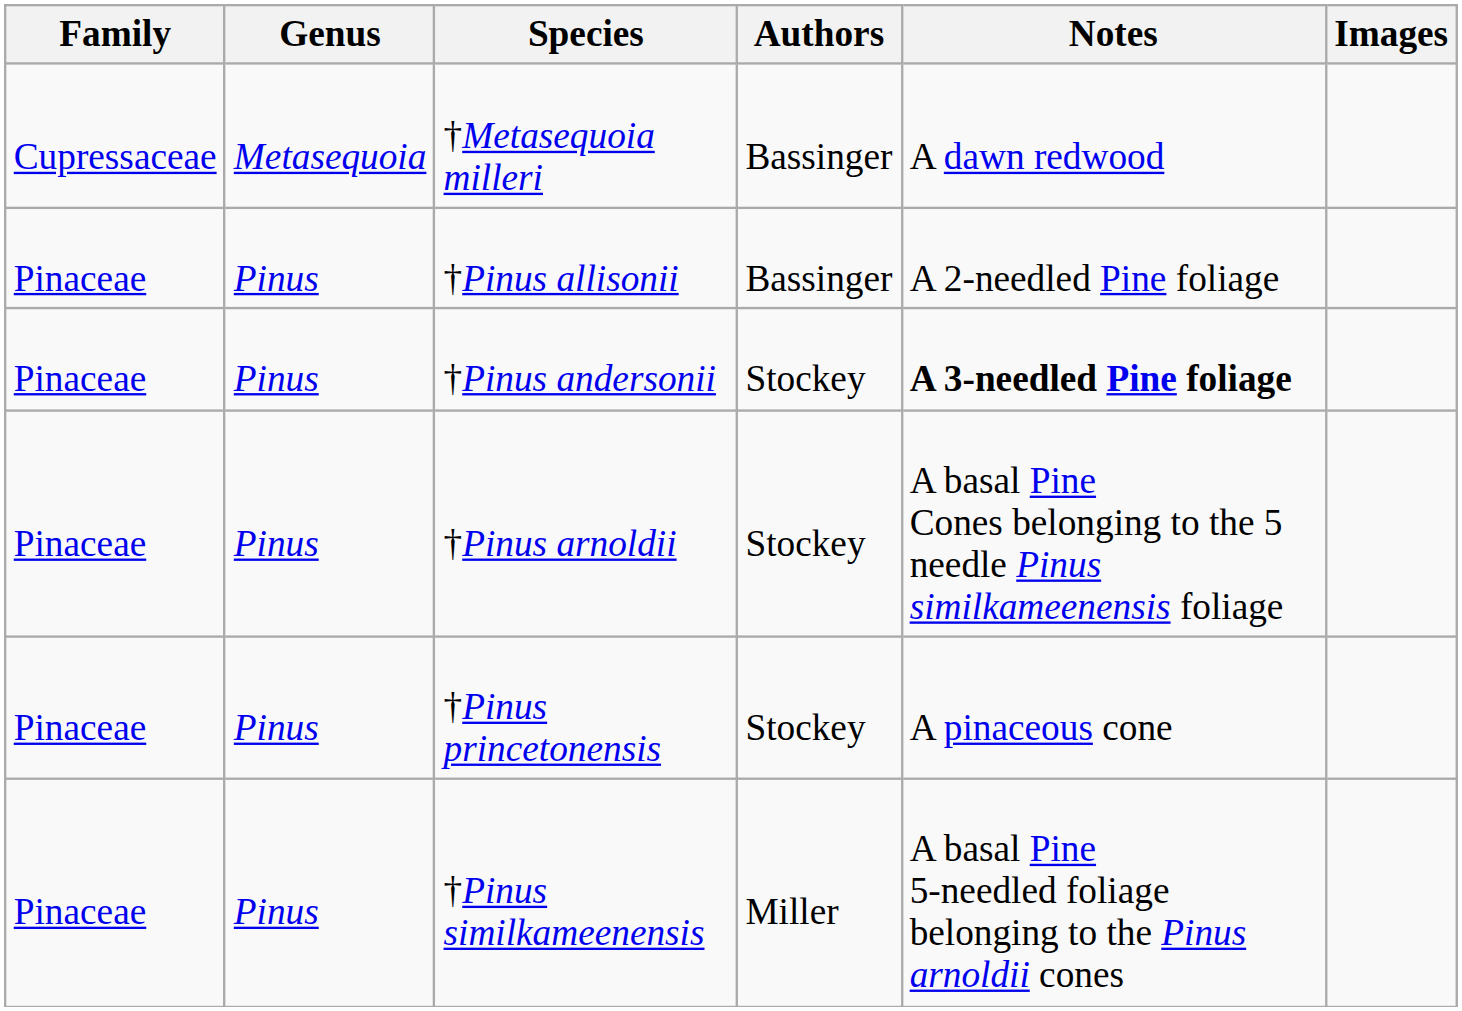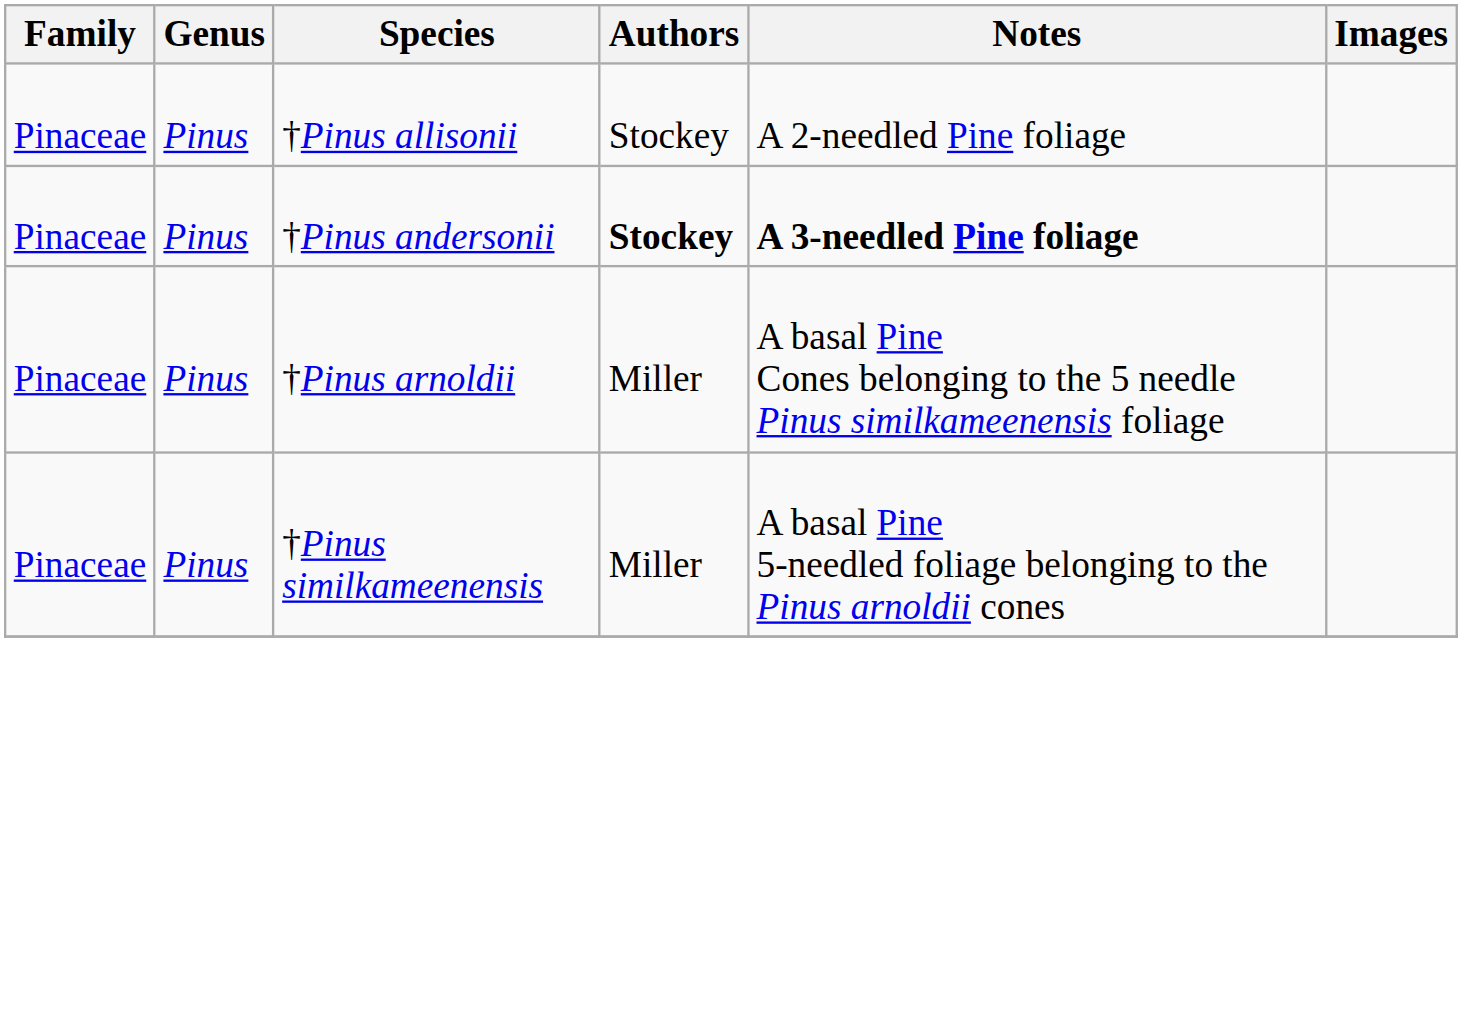- row: (549, 156)
(819, 278) Bassinger -> (669, 135) Stockey
(805, 379) normal -> (671, 236) bold
(805, 543) Stockey -> (655, 379) Miller
- row: (552, 728)
